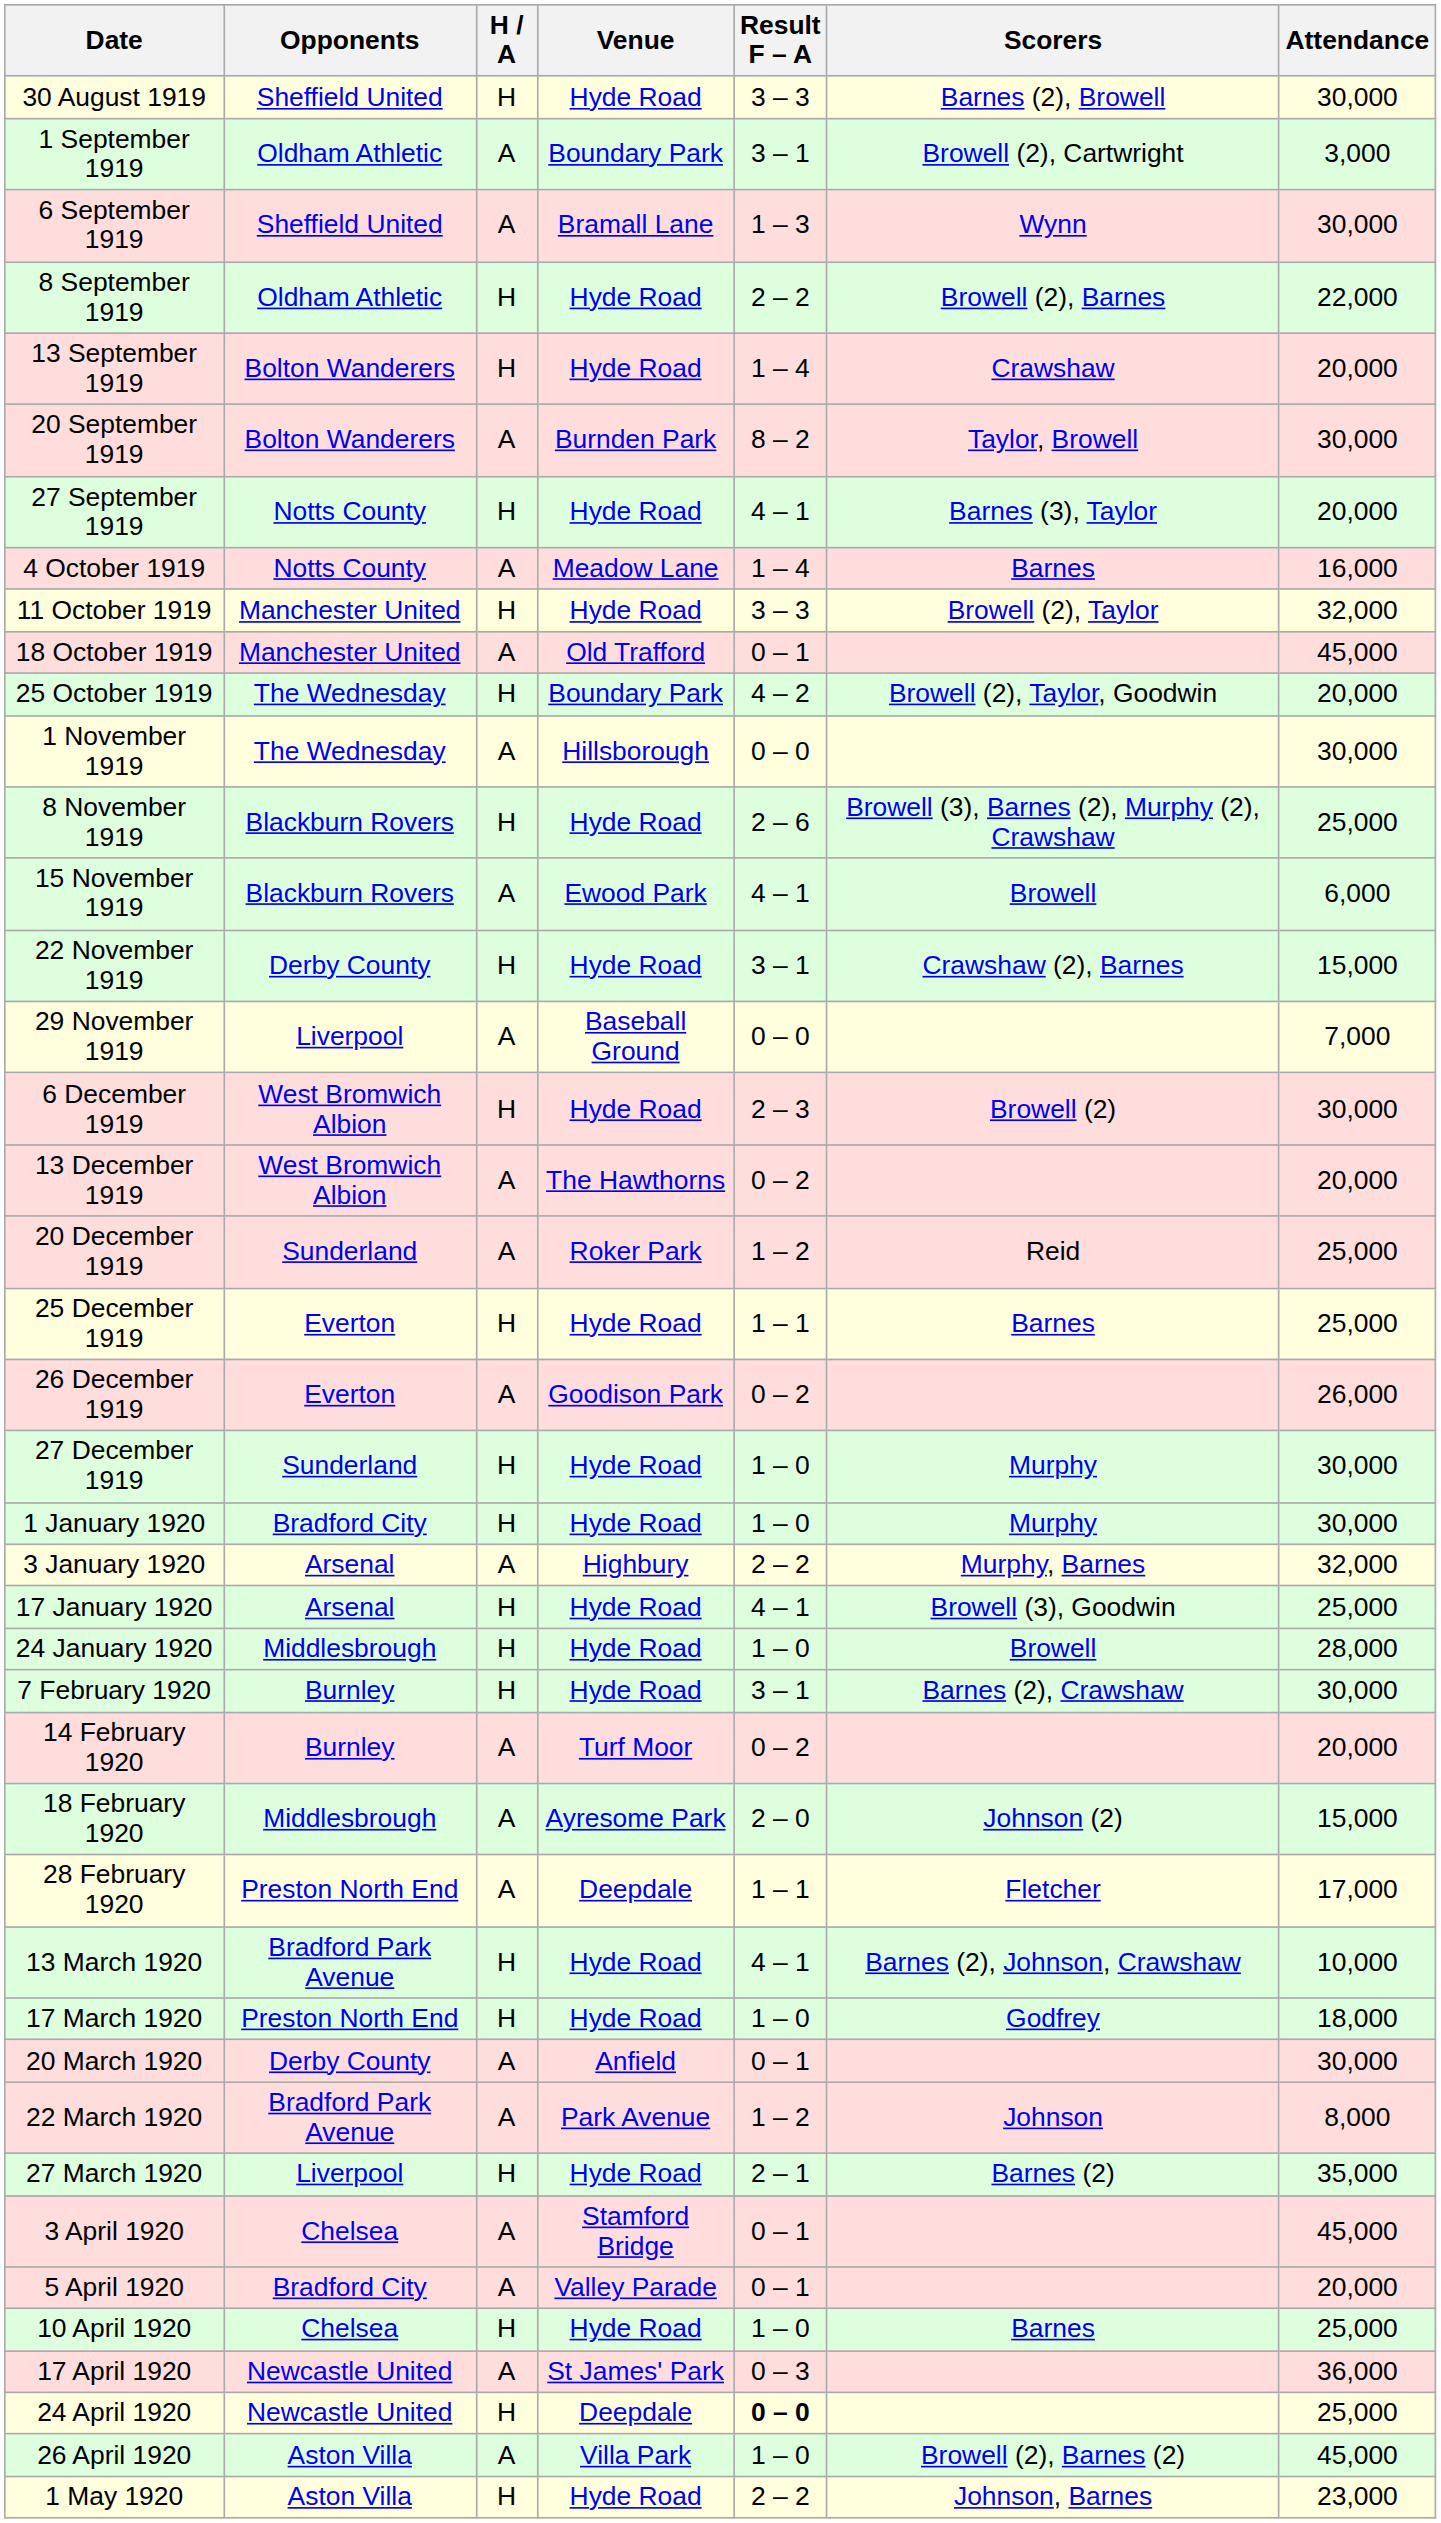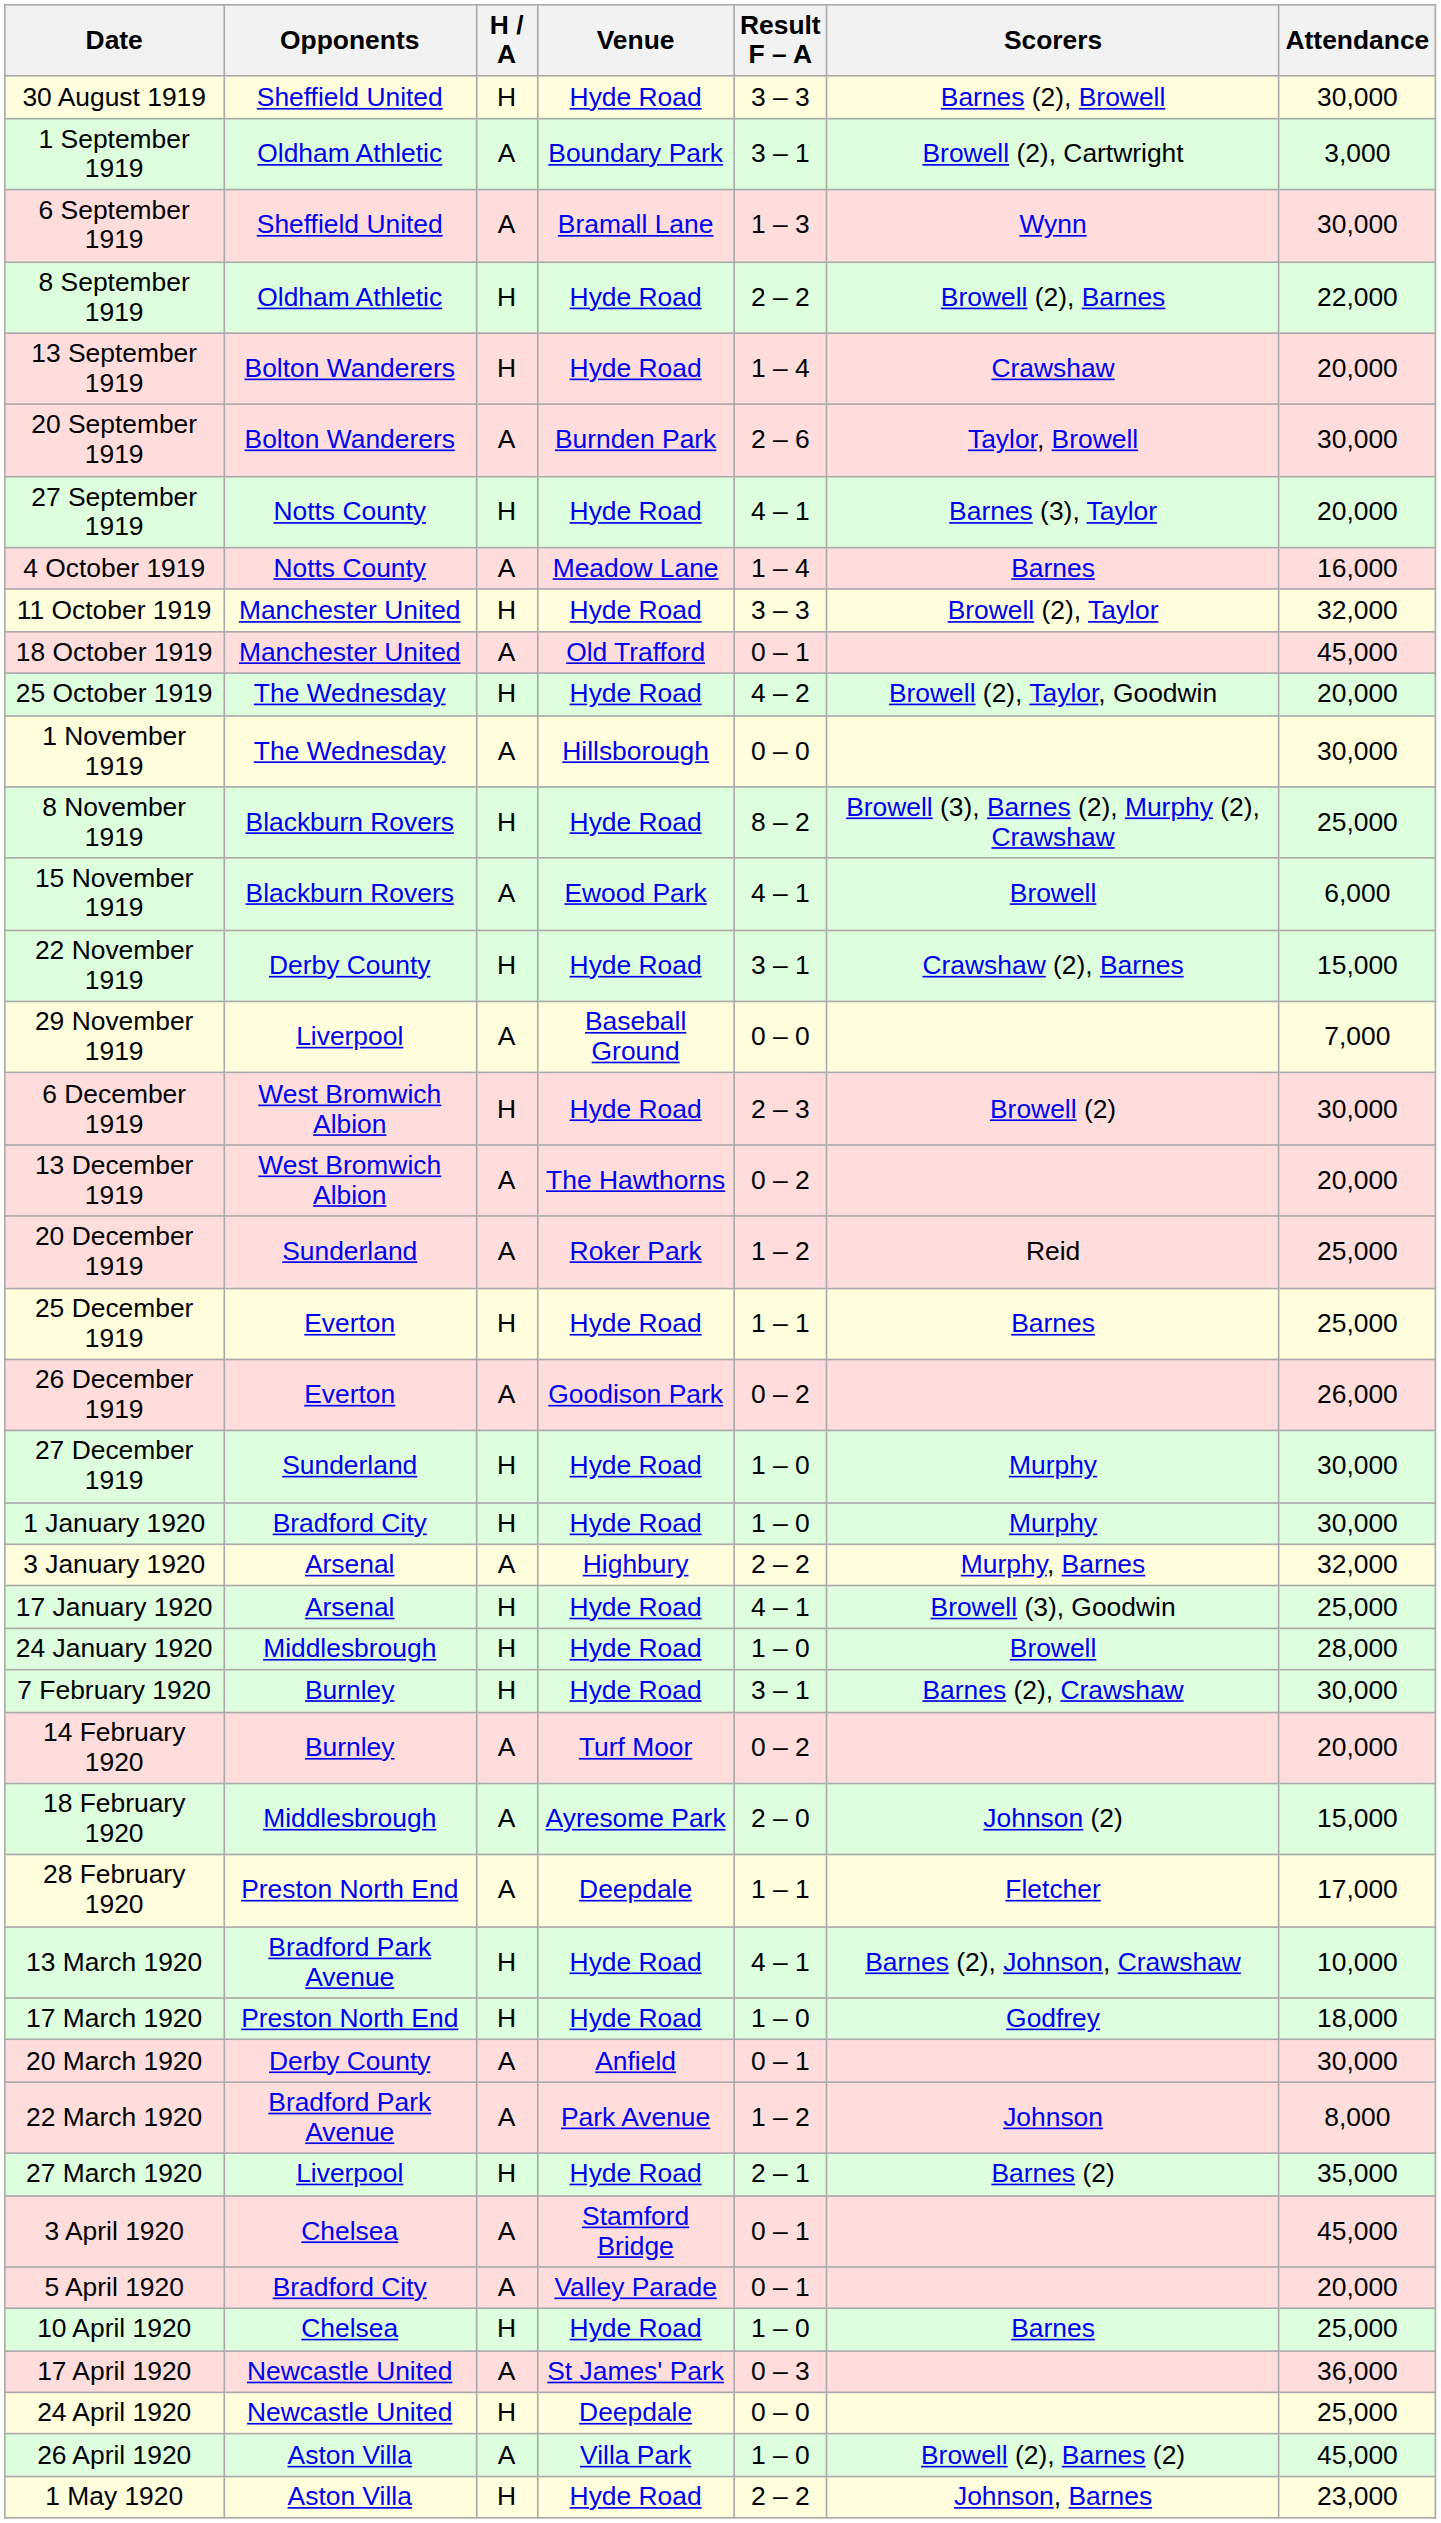(780, 439) 8 – 2 -> (780, 439) 2 – 6
(636, 693) Boundary Park -> (636, 693) Hyde Road
(780, 822) 2 – 6 -> (780, 822) 8 – 2
(780, 2412) bold -> (780, 2412) normal
